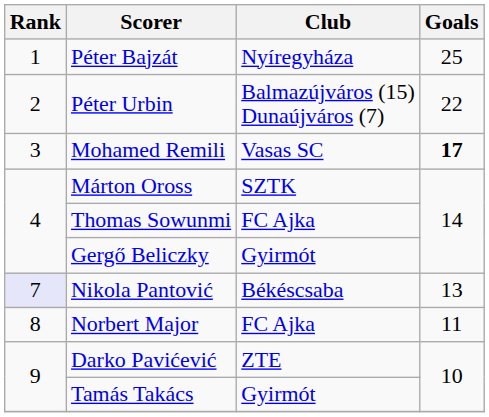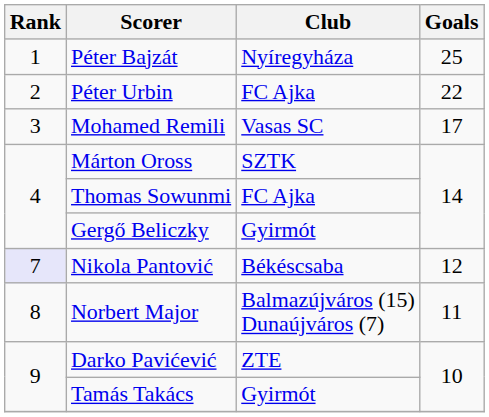(328, 103) Balmazújváros (15) Dunaújváros (7) -> (278, 91) FC Ajka
(452, 150) bold -> (452, 126) normal
(452, 289) 13 -> (452, 265) 12
(278, 324) FC Ajka -> (328, 312) Balmazújváros (15) Dunaújváros (7)
